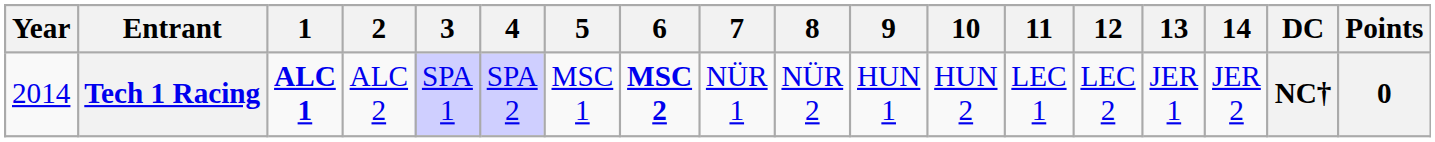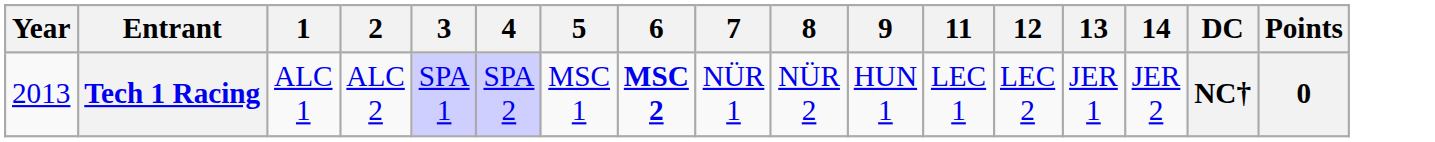- column: (966, 28)
(41, 93) 2014 -> (41, 93) 2013
(305, 93) bold -> (303, 93) normal
